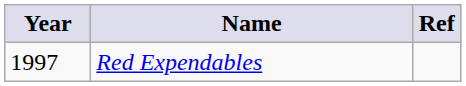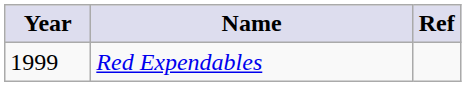(34, 61) 1997 -> (34, 61) 1999
